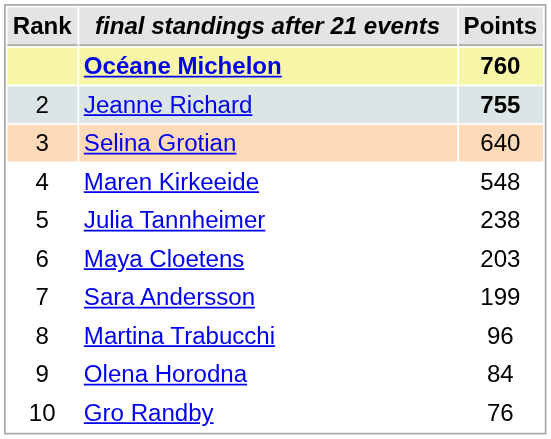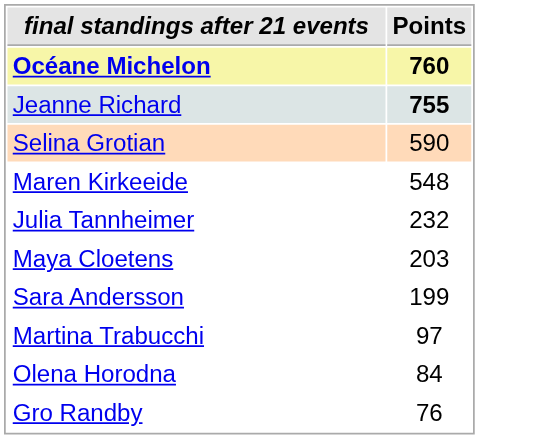- column: (42, 26)
(500, 143) 640 -> (429, 143) 590
(500, 220) 238 -> (429, 220) 232
(500, 336) 96 -> (429, 336) 97
